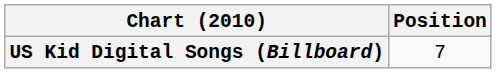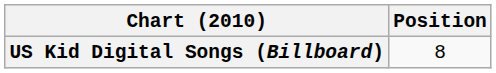(440, 52) 7 -> (440, 52) 8
